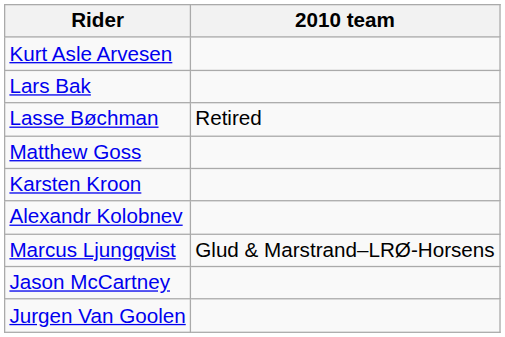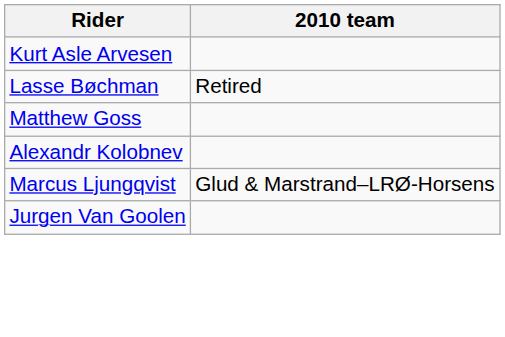- row: (50, 86)
- row: (75, 184)
- row: (90, 282)
